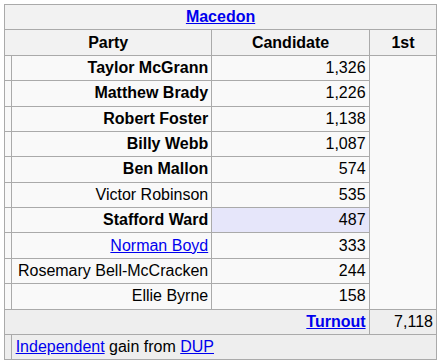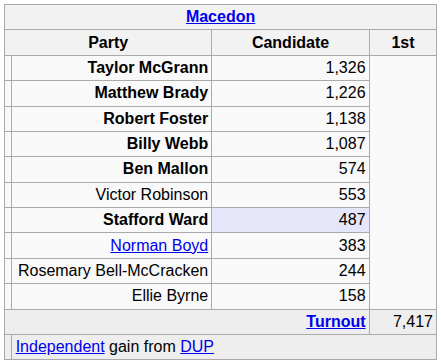(352, 194) 535 -> (352, 194) 553
(352, 245) 333 -> (352, 245) 383
(414, 321) 7,118 -> (413, 321) 7,417
